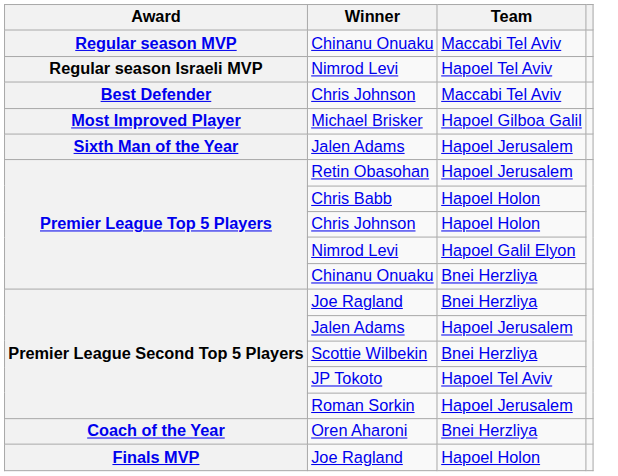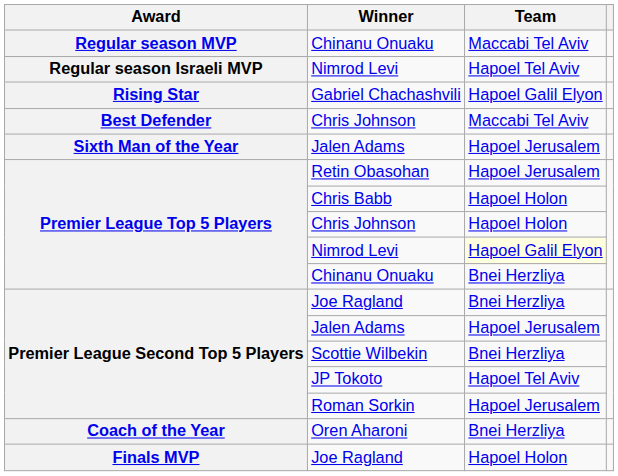+ row: (156, 95)
- row: (156, 120)
(508, 250) no background -> (535, 250) lightyellow background
